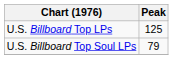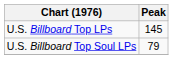(153, 29) 125 -> (153, 29) 145
